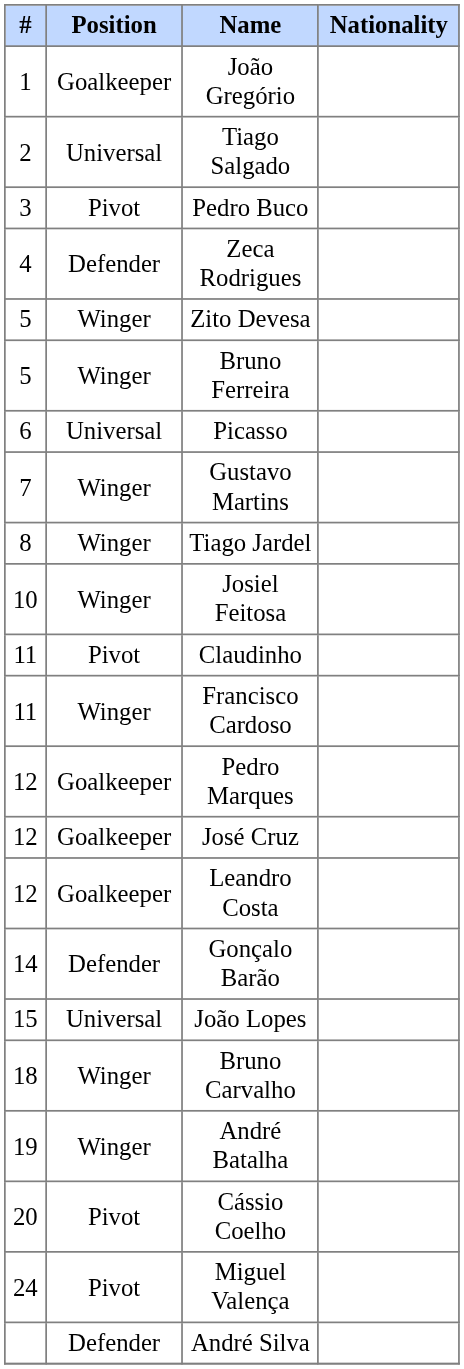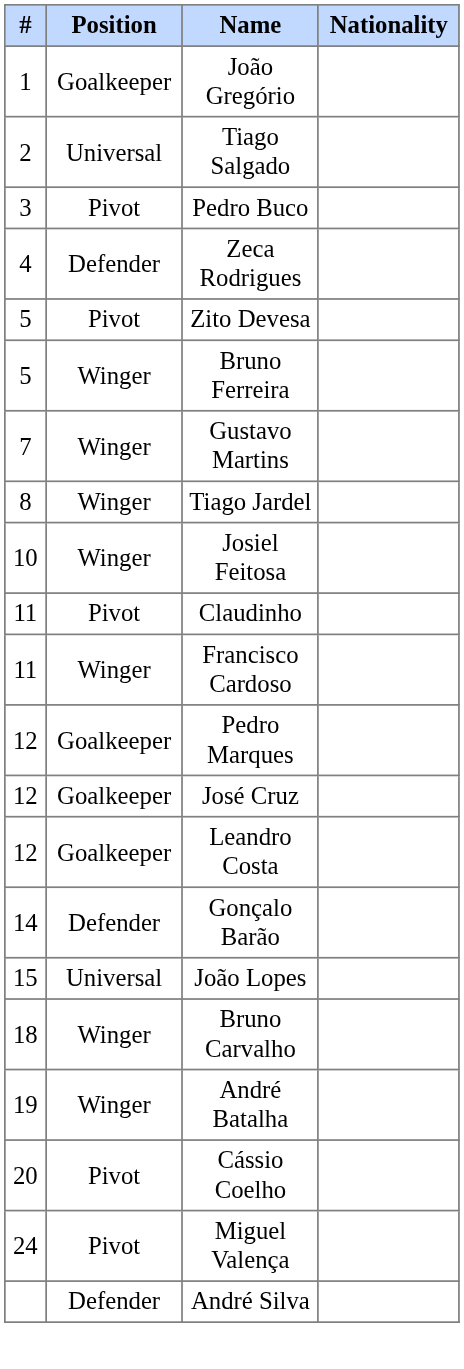(114, 319) Winger -> (114, 319) Pivot
- row: (250, 431)
